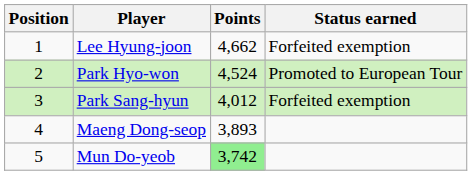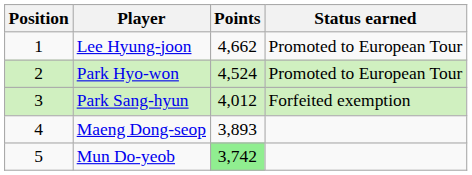(340, 45) Forfeited exemption -> (365, 45) Promoted to European Tour
